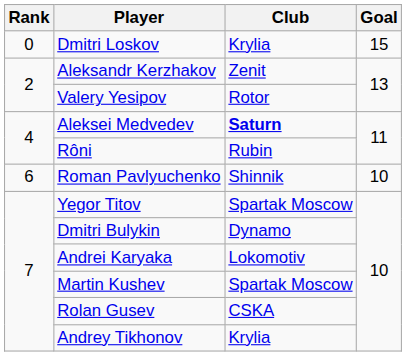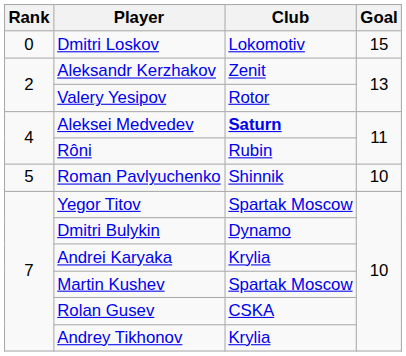(249, 44) Krylia -> (267, 44) Lokomotiv
(29, 177) 6 -> (29, 177) 5
(267, 257) Lokomotiv -> (249, 257) Krylia
